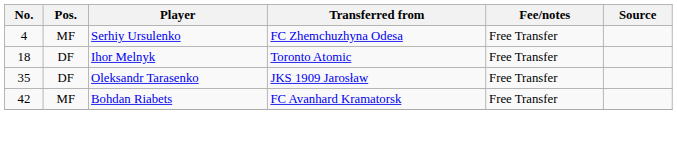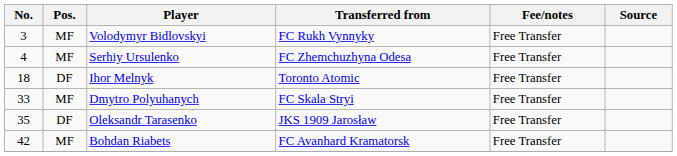+ row: (148, 36)
+ row: (144, 99)
